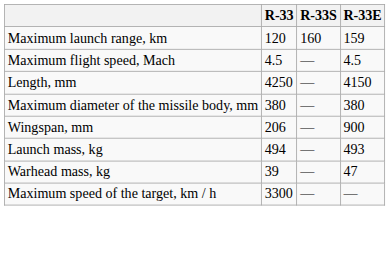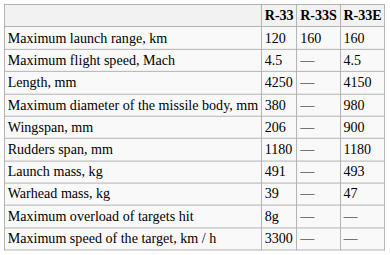(354, 37) 159 -> (354, 37) 160
(354, 104) 380 -> (354, 104) 980
+ row: (60, 149)
(275, 149) 494 -> (275, 171) 491
+ row: (101, 216)
